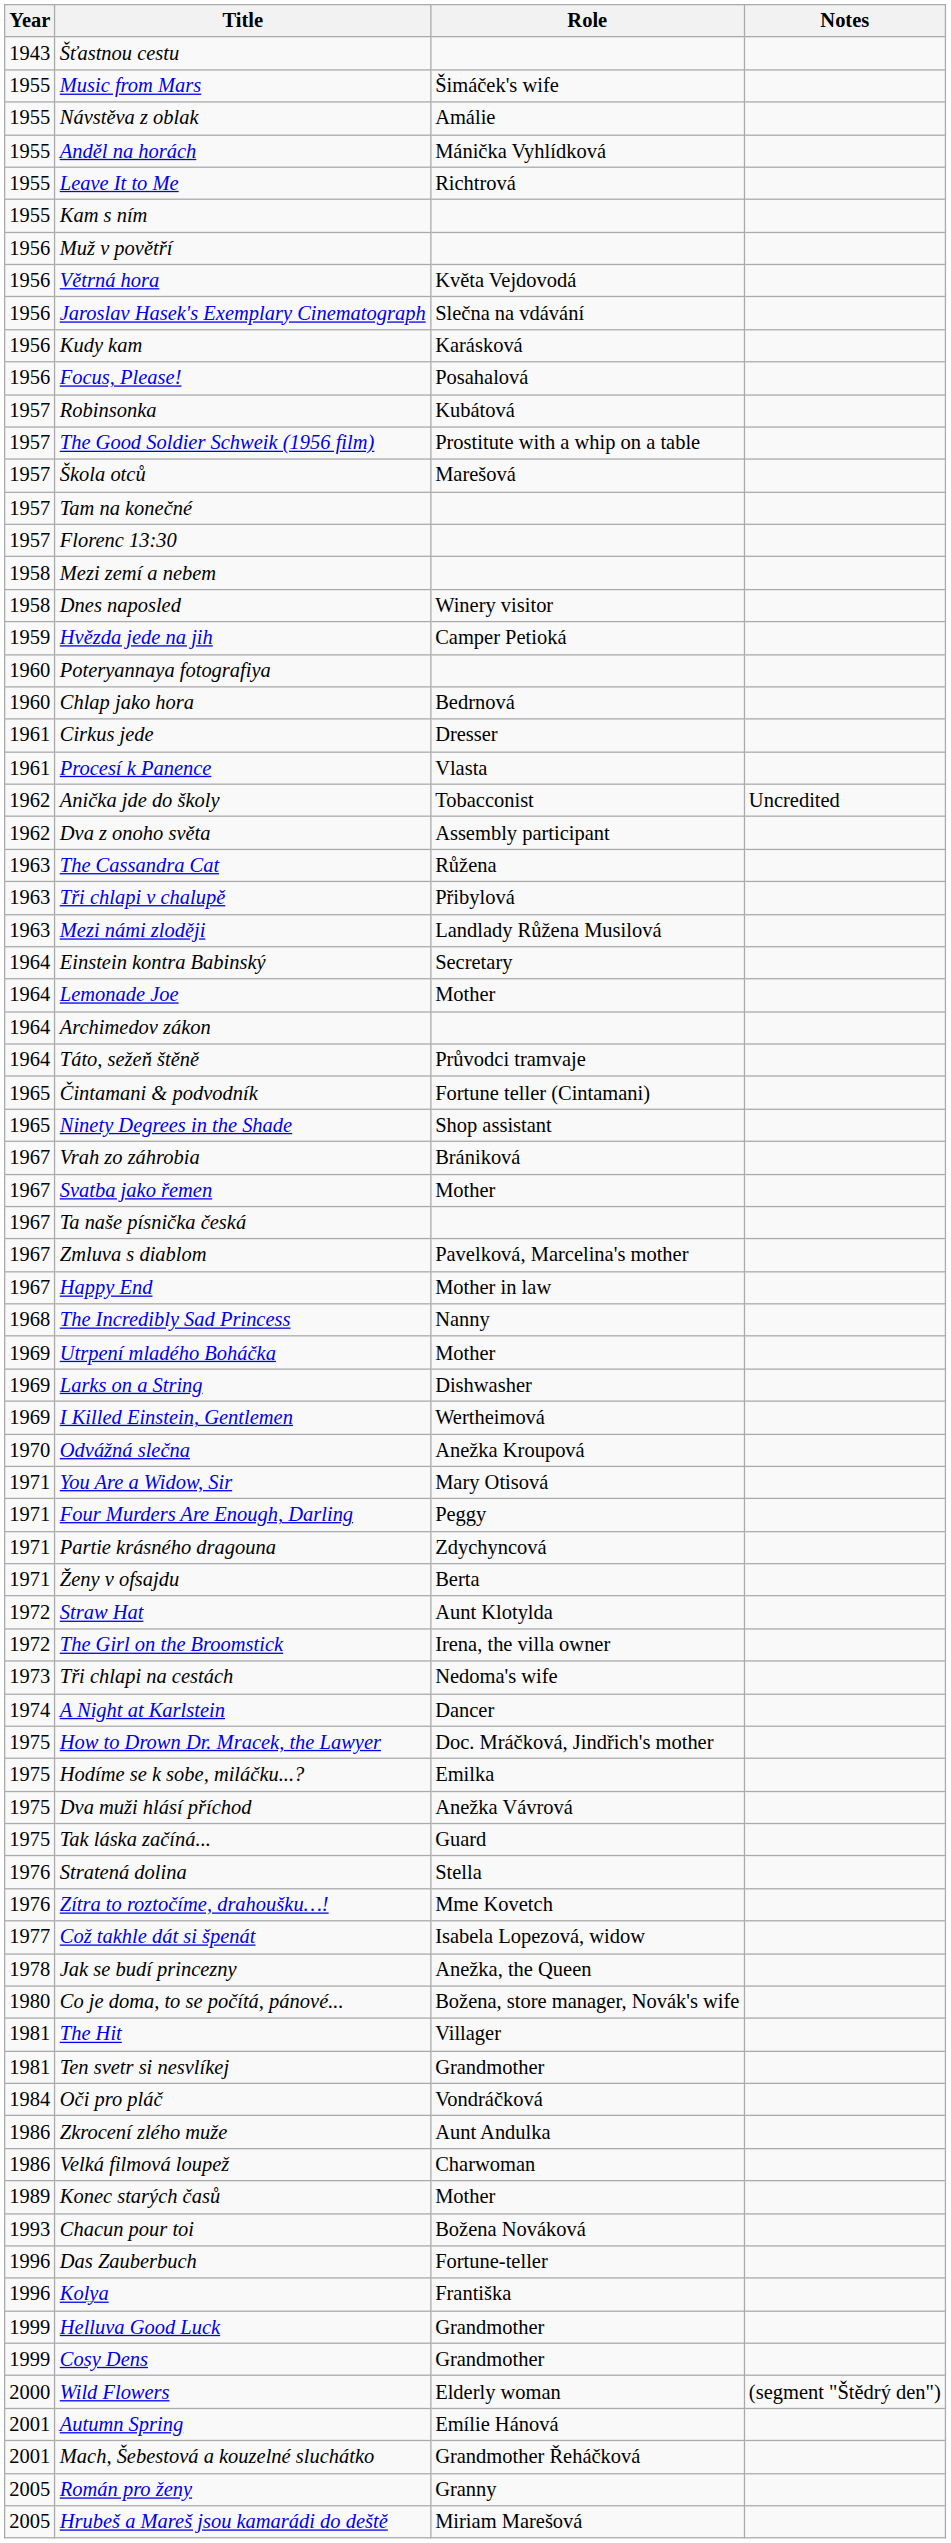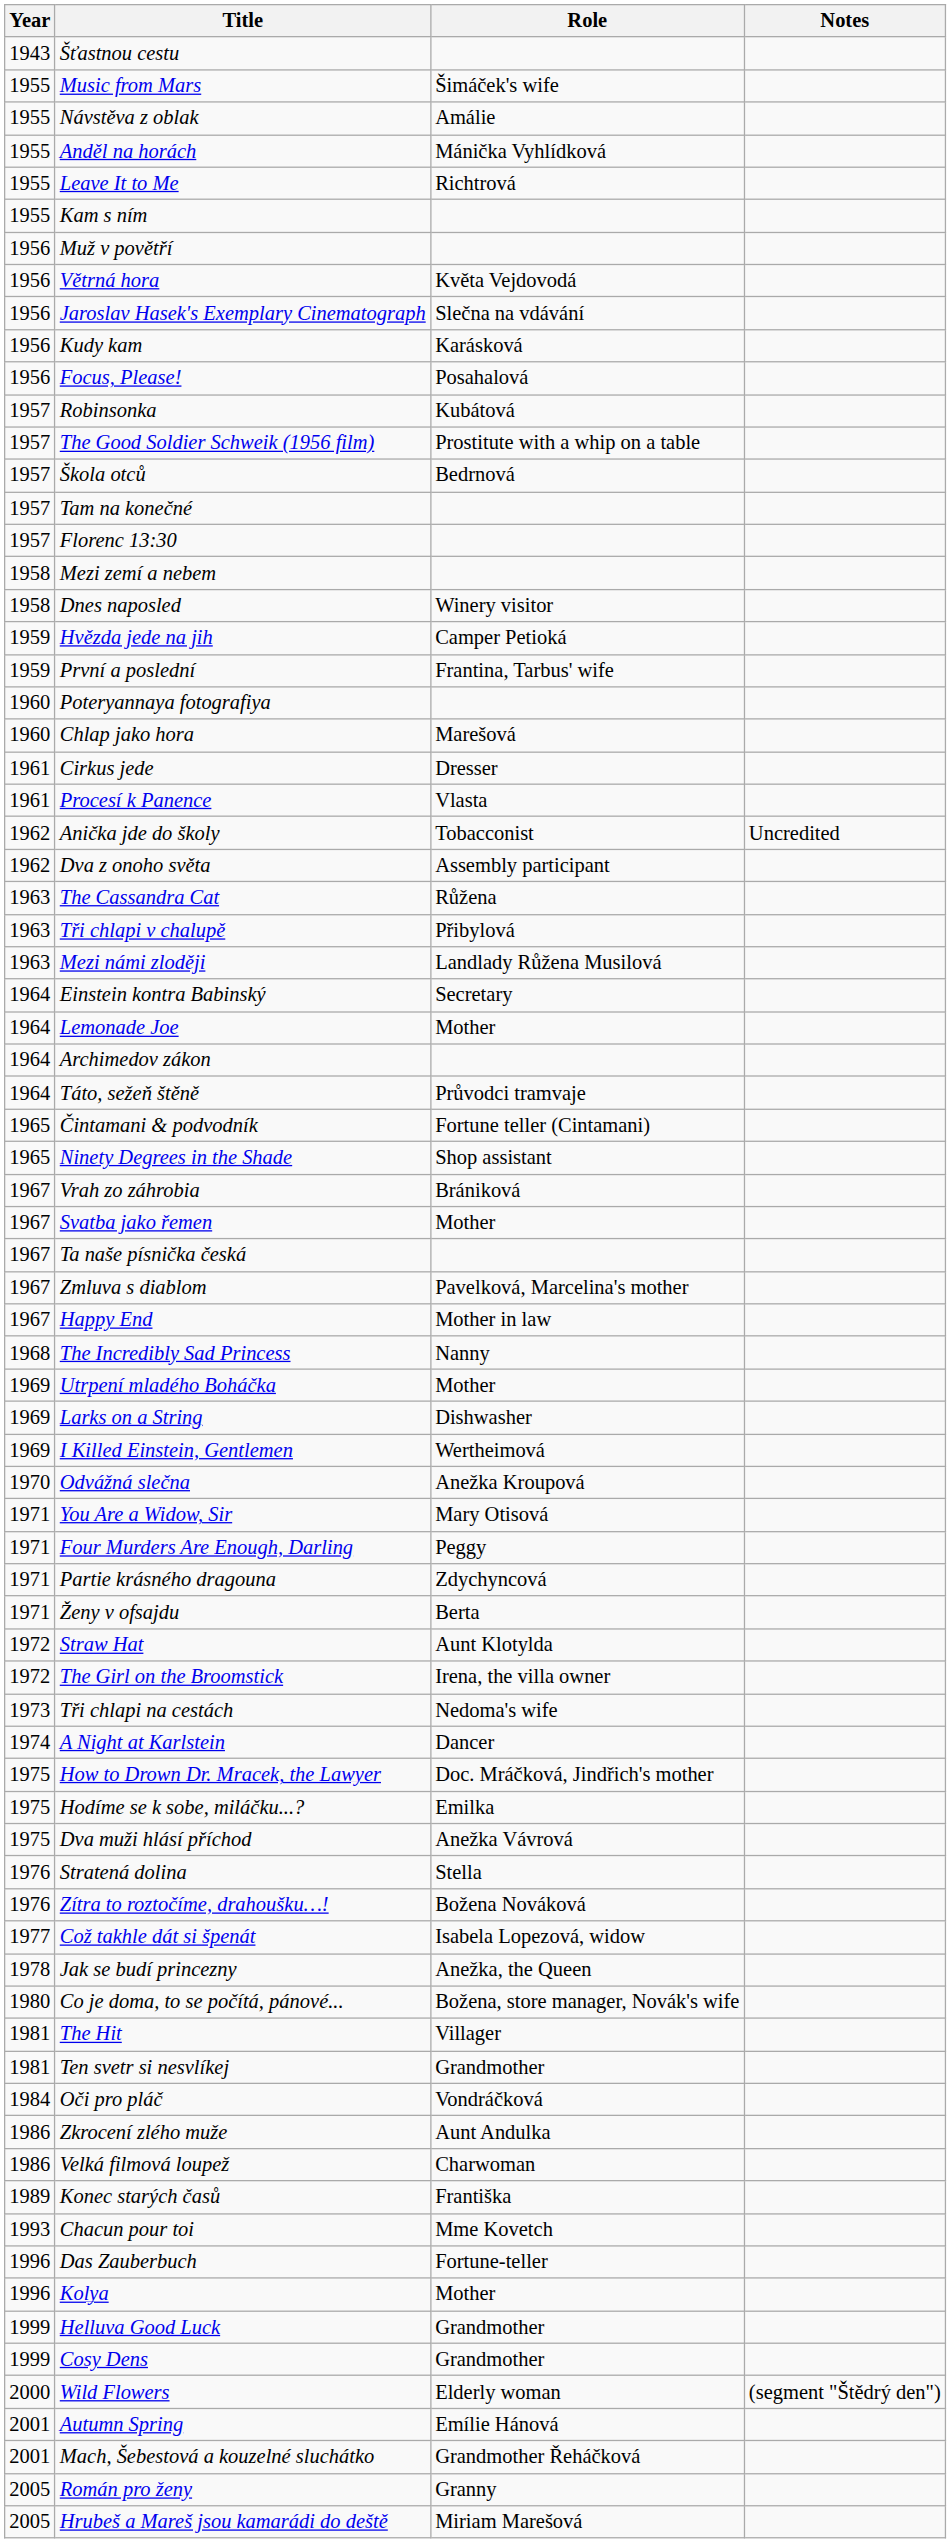(476, 475) Marešová -> (475, 475) Bedrnová
+ row: (127, 670)
(475, 702) Bedrnová -> (476, 735) Marešová
- row: (135, 1839)
(494, 1904) Mme Kovetch -> (510, 1904) Božena Nováková
(465, 2196) Mother -> (473, 2196) Františka
(510, 2229) Božena Nováková -> (494, 2229) Mme Kovetch
(473, 2294) Františka -> (465, 2294) Mother
